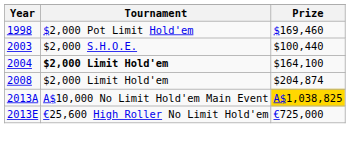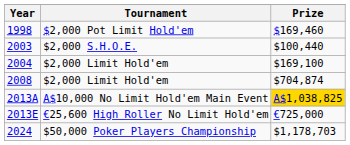(106, 64) bold -> (106, 64) normal
(299, 64) $164,100 -> (299, 64) $169,100
(299, 81) $204,874 -> (299, 81) $704,874
+ row: (19, 132)
